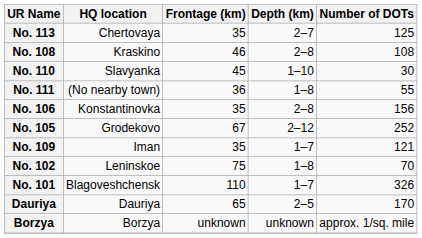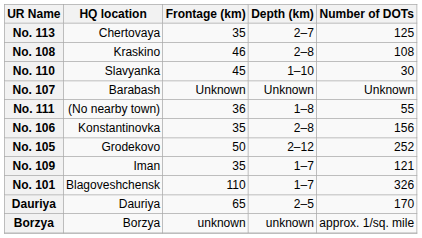+ row: (34, 90)
(239, 128) 67 -> (239, 147) 50
- row: (34, 166)
